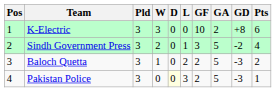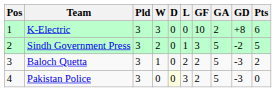(257, 45) 4 -> (257, 45) 5
(257, 78) 1 -> (257, 78) 0
